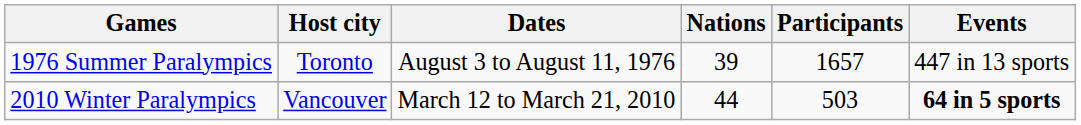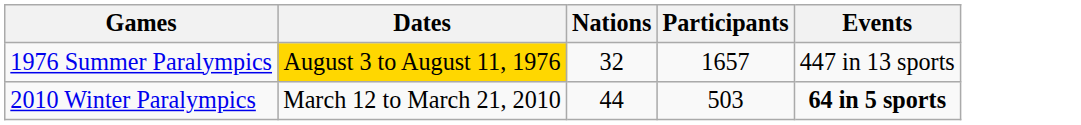- column: (335, 23)
(536, 61) no background -> (422, 61) gold background
(726, 61) 39 -> (612, 61) 32
